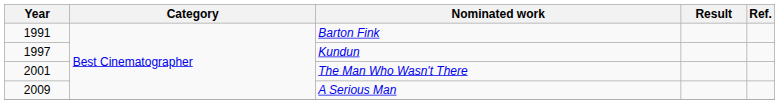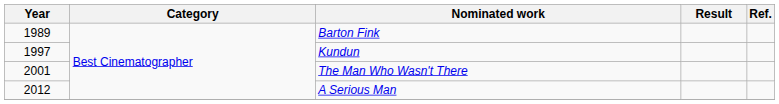(37, 33) 1991 -> (37, 33) 1989
(37, 90) 2009 -> (37, 90) 2012
